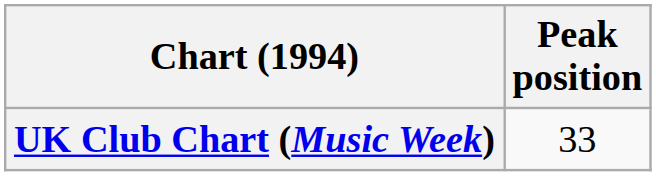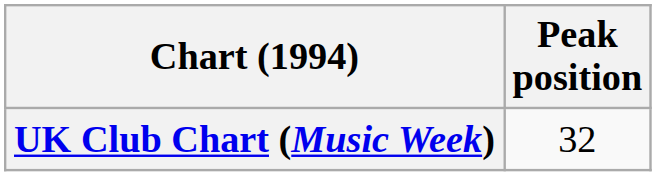(577, 138) 33 -> (577, 138) 32
